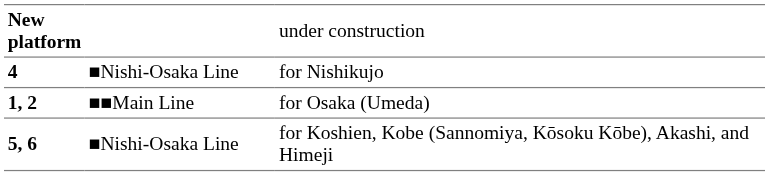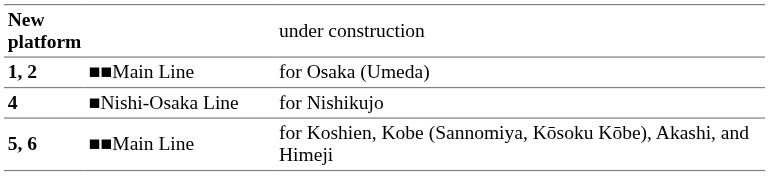rows swapped: (22, 102) <-> (13, 72)
(164, 144) ■Nishi-Osaka Line -> (141, 144) ■■Main Line
